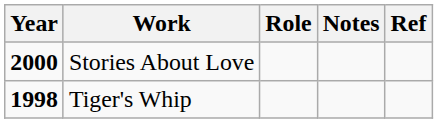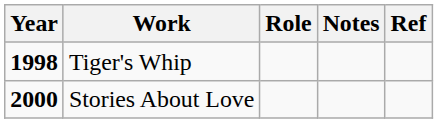rows swapped: (130, 99) <-> (162, 61)
